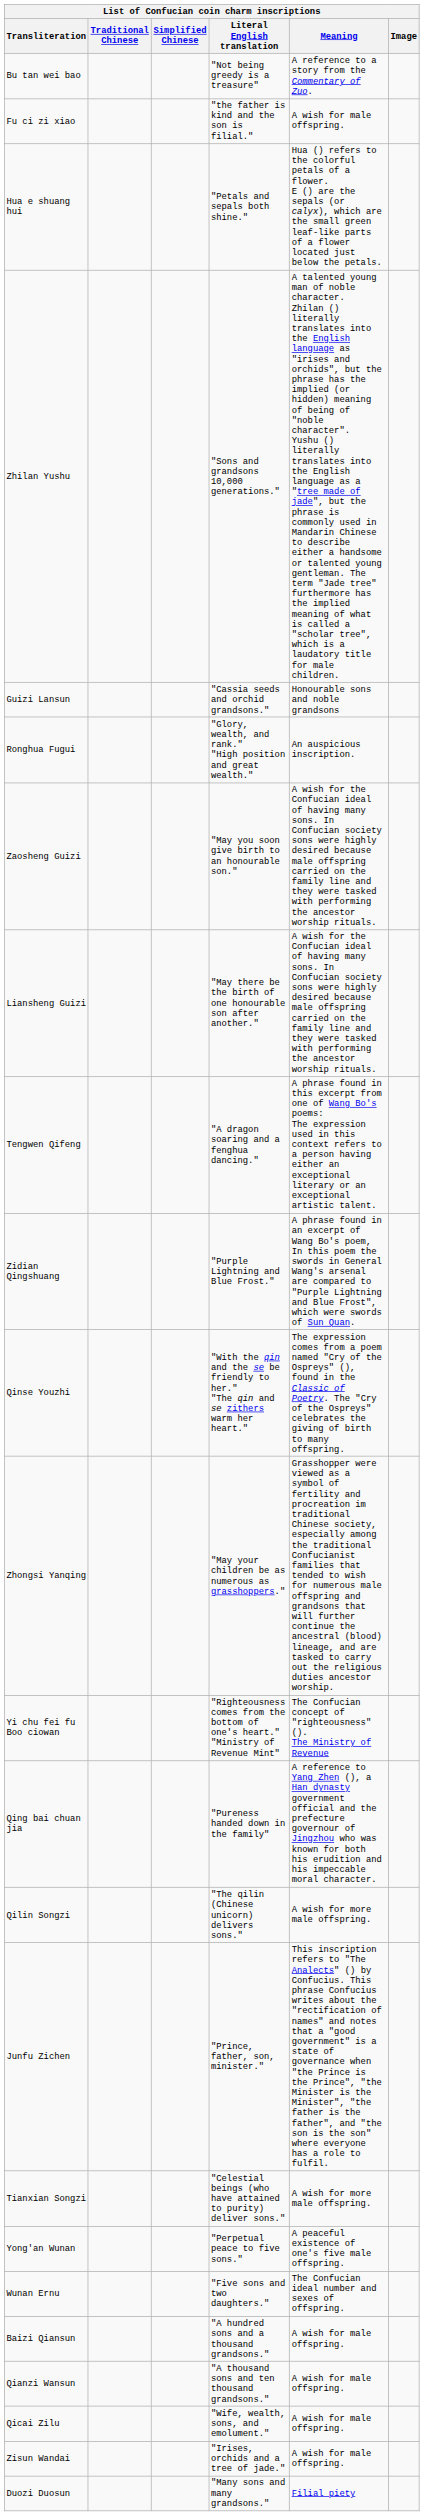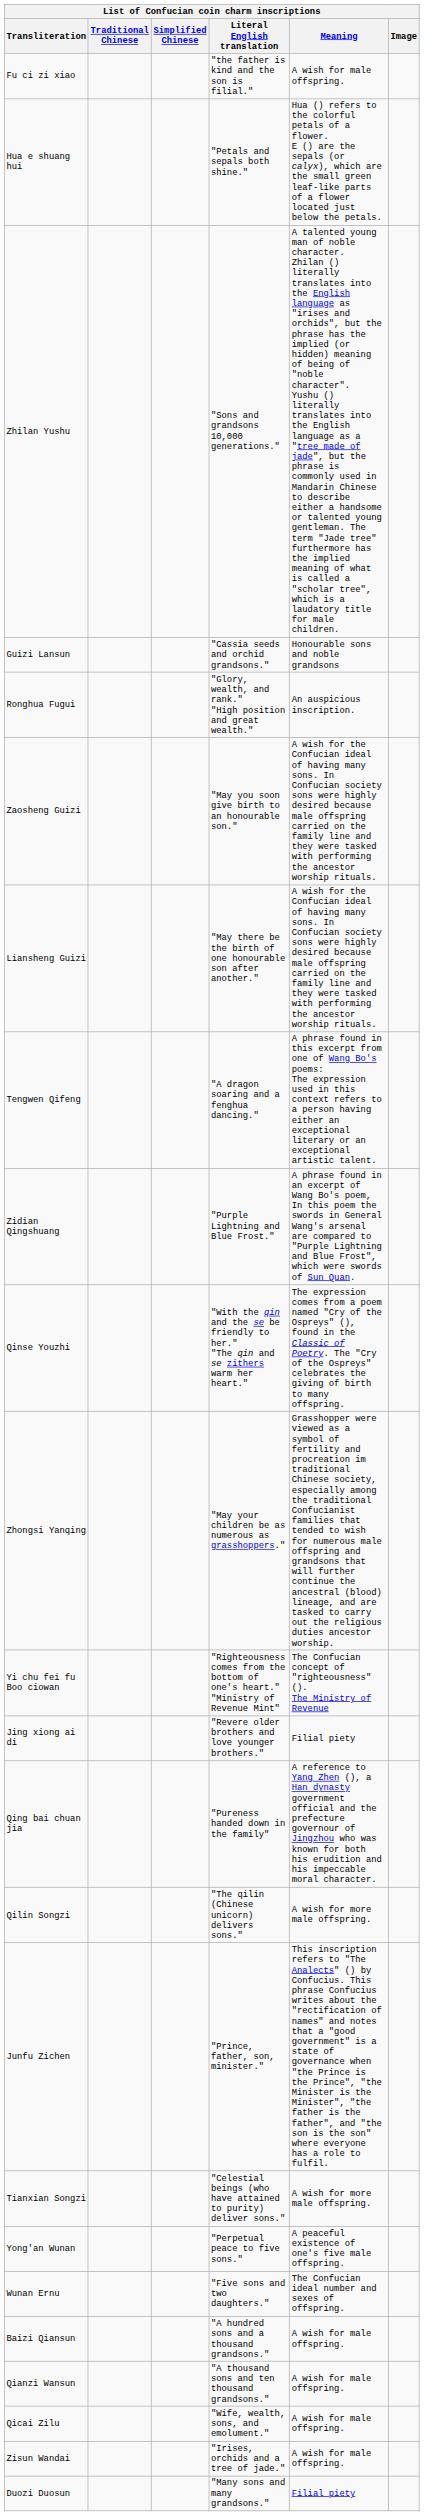- row: (44, 76)
+ row: (41, 1738)
